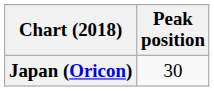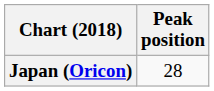(173, 70) 30 -> (173, 70) 28
